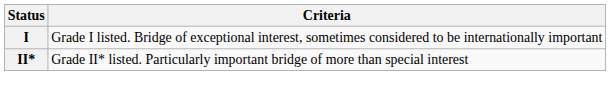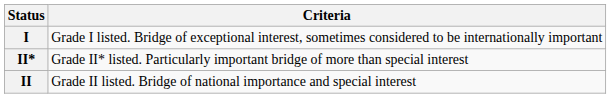+ row: (26, 81)
